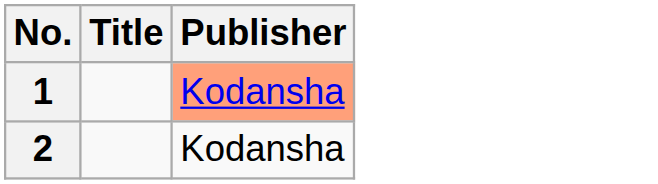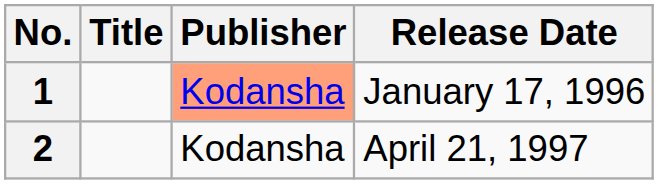+ column: (504, 33)
